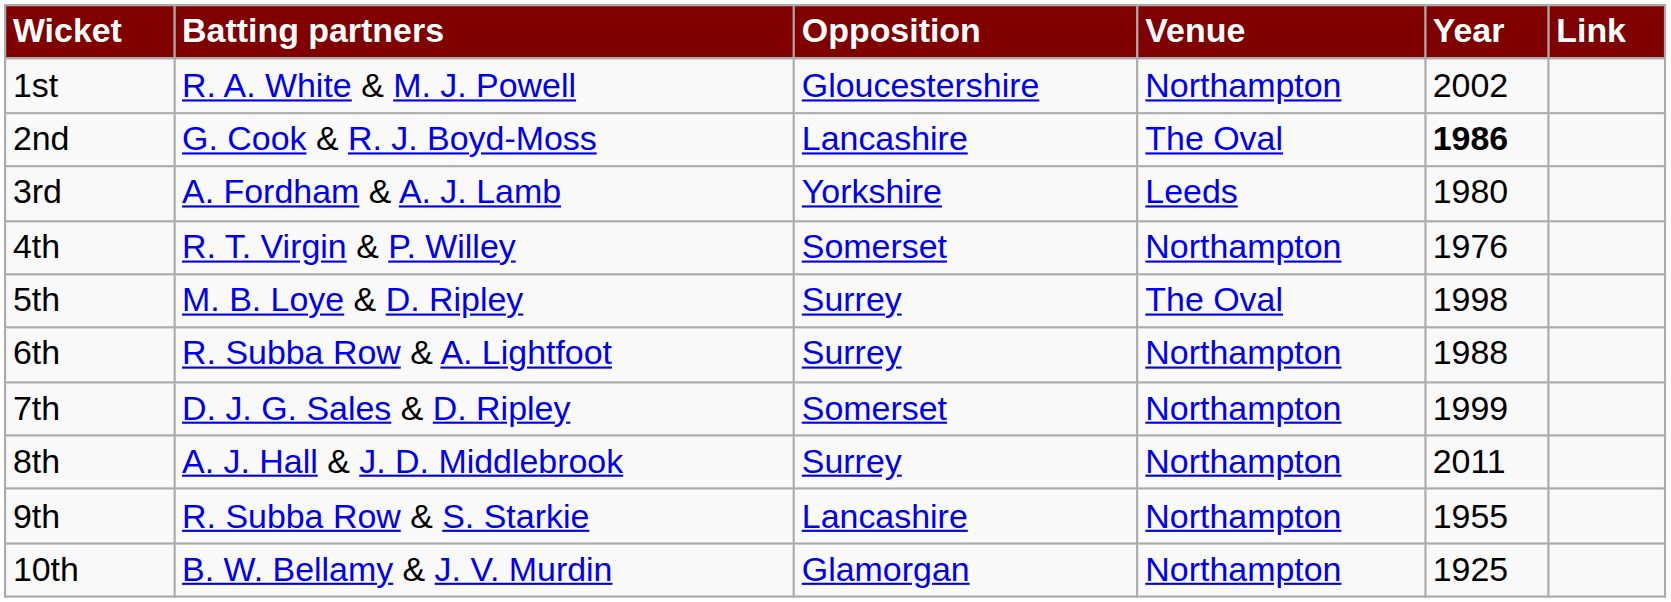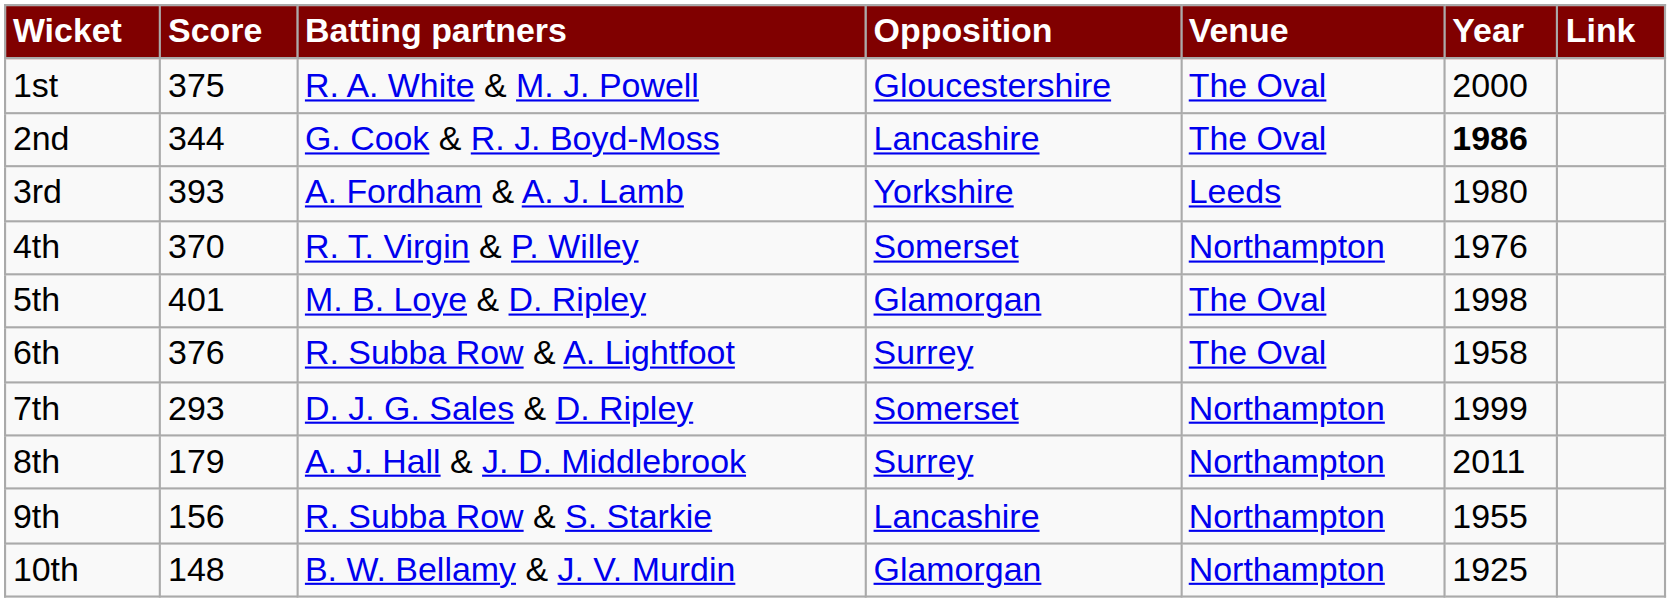+ column: (215, 31)
(1243, 85) Northampton -> (1258, 85) The Oval
(1470, 85) 2002 -> (1490, 85) 2000
(852, 300) Surrey -> (957, 300) Glamorgan
(1243, 354) Northampton -> (1258, 354) The Oval
(1470, 354) 1988 -> (1490, 354) 1958
